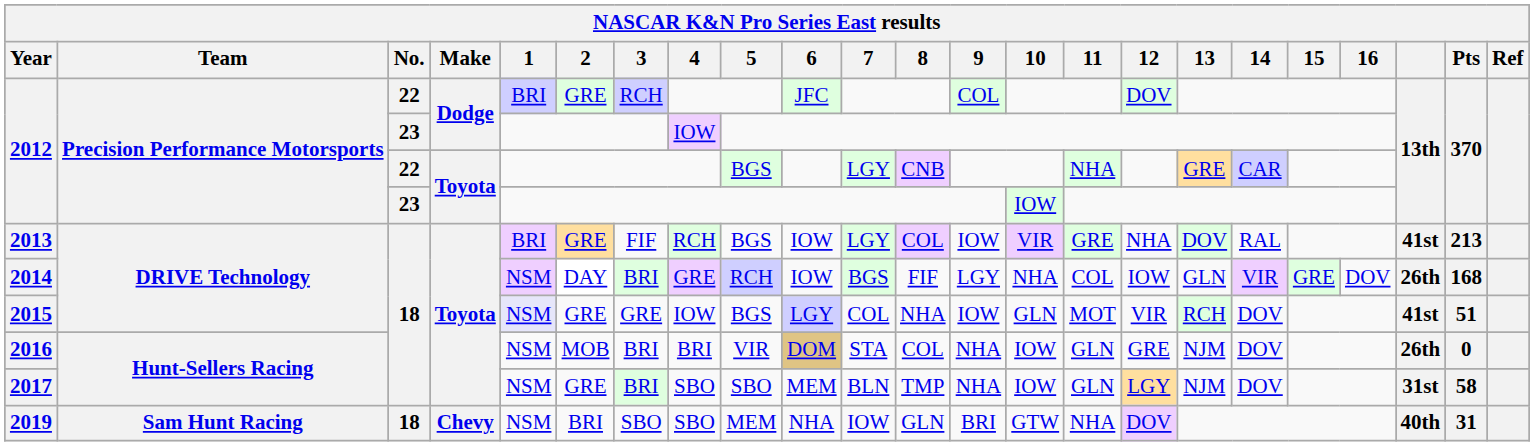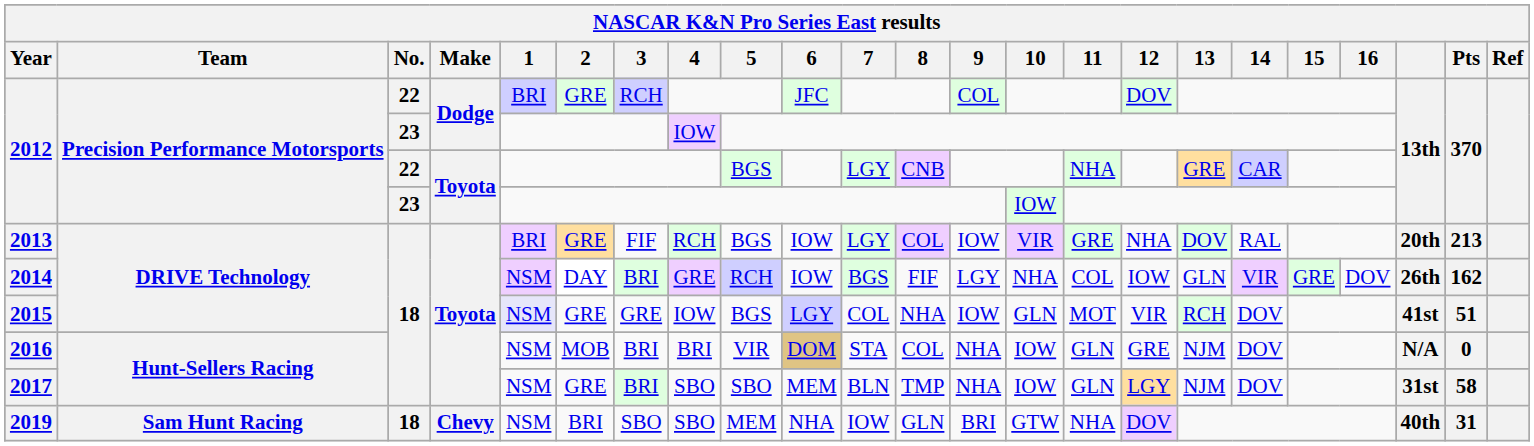(1420, 240) 41st -> (1420, 240) 20th
(1466, 277) 168 -> (1466, 277) 162
(1420, 349) 26th -> (1420, 349) N/A
